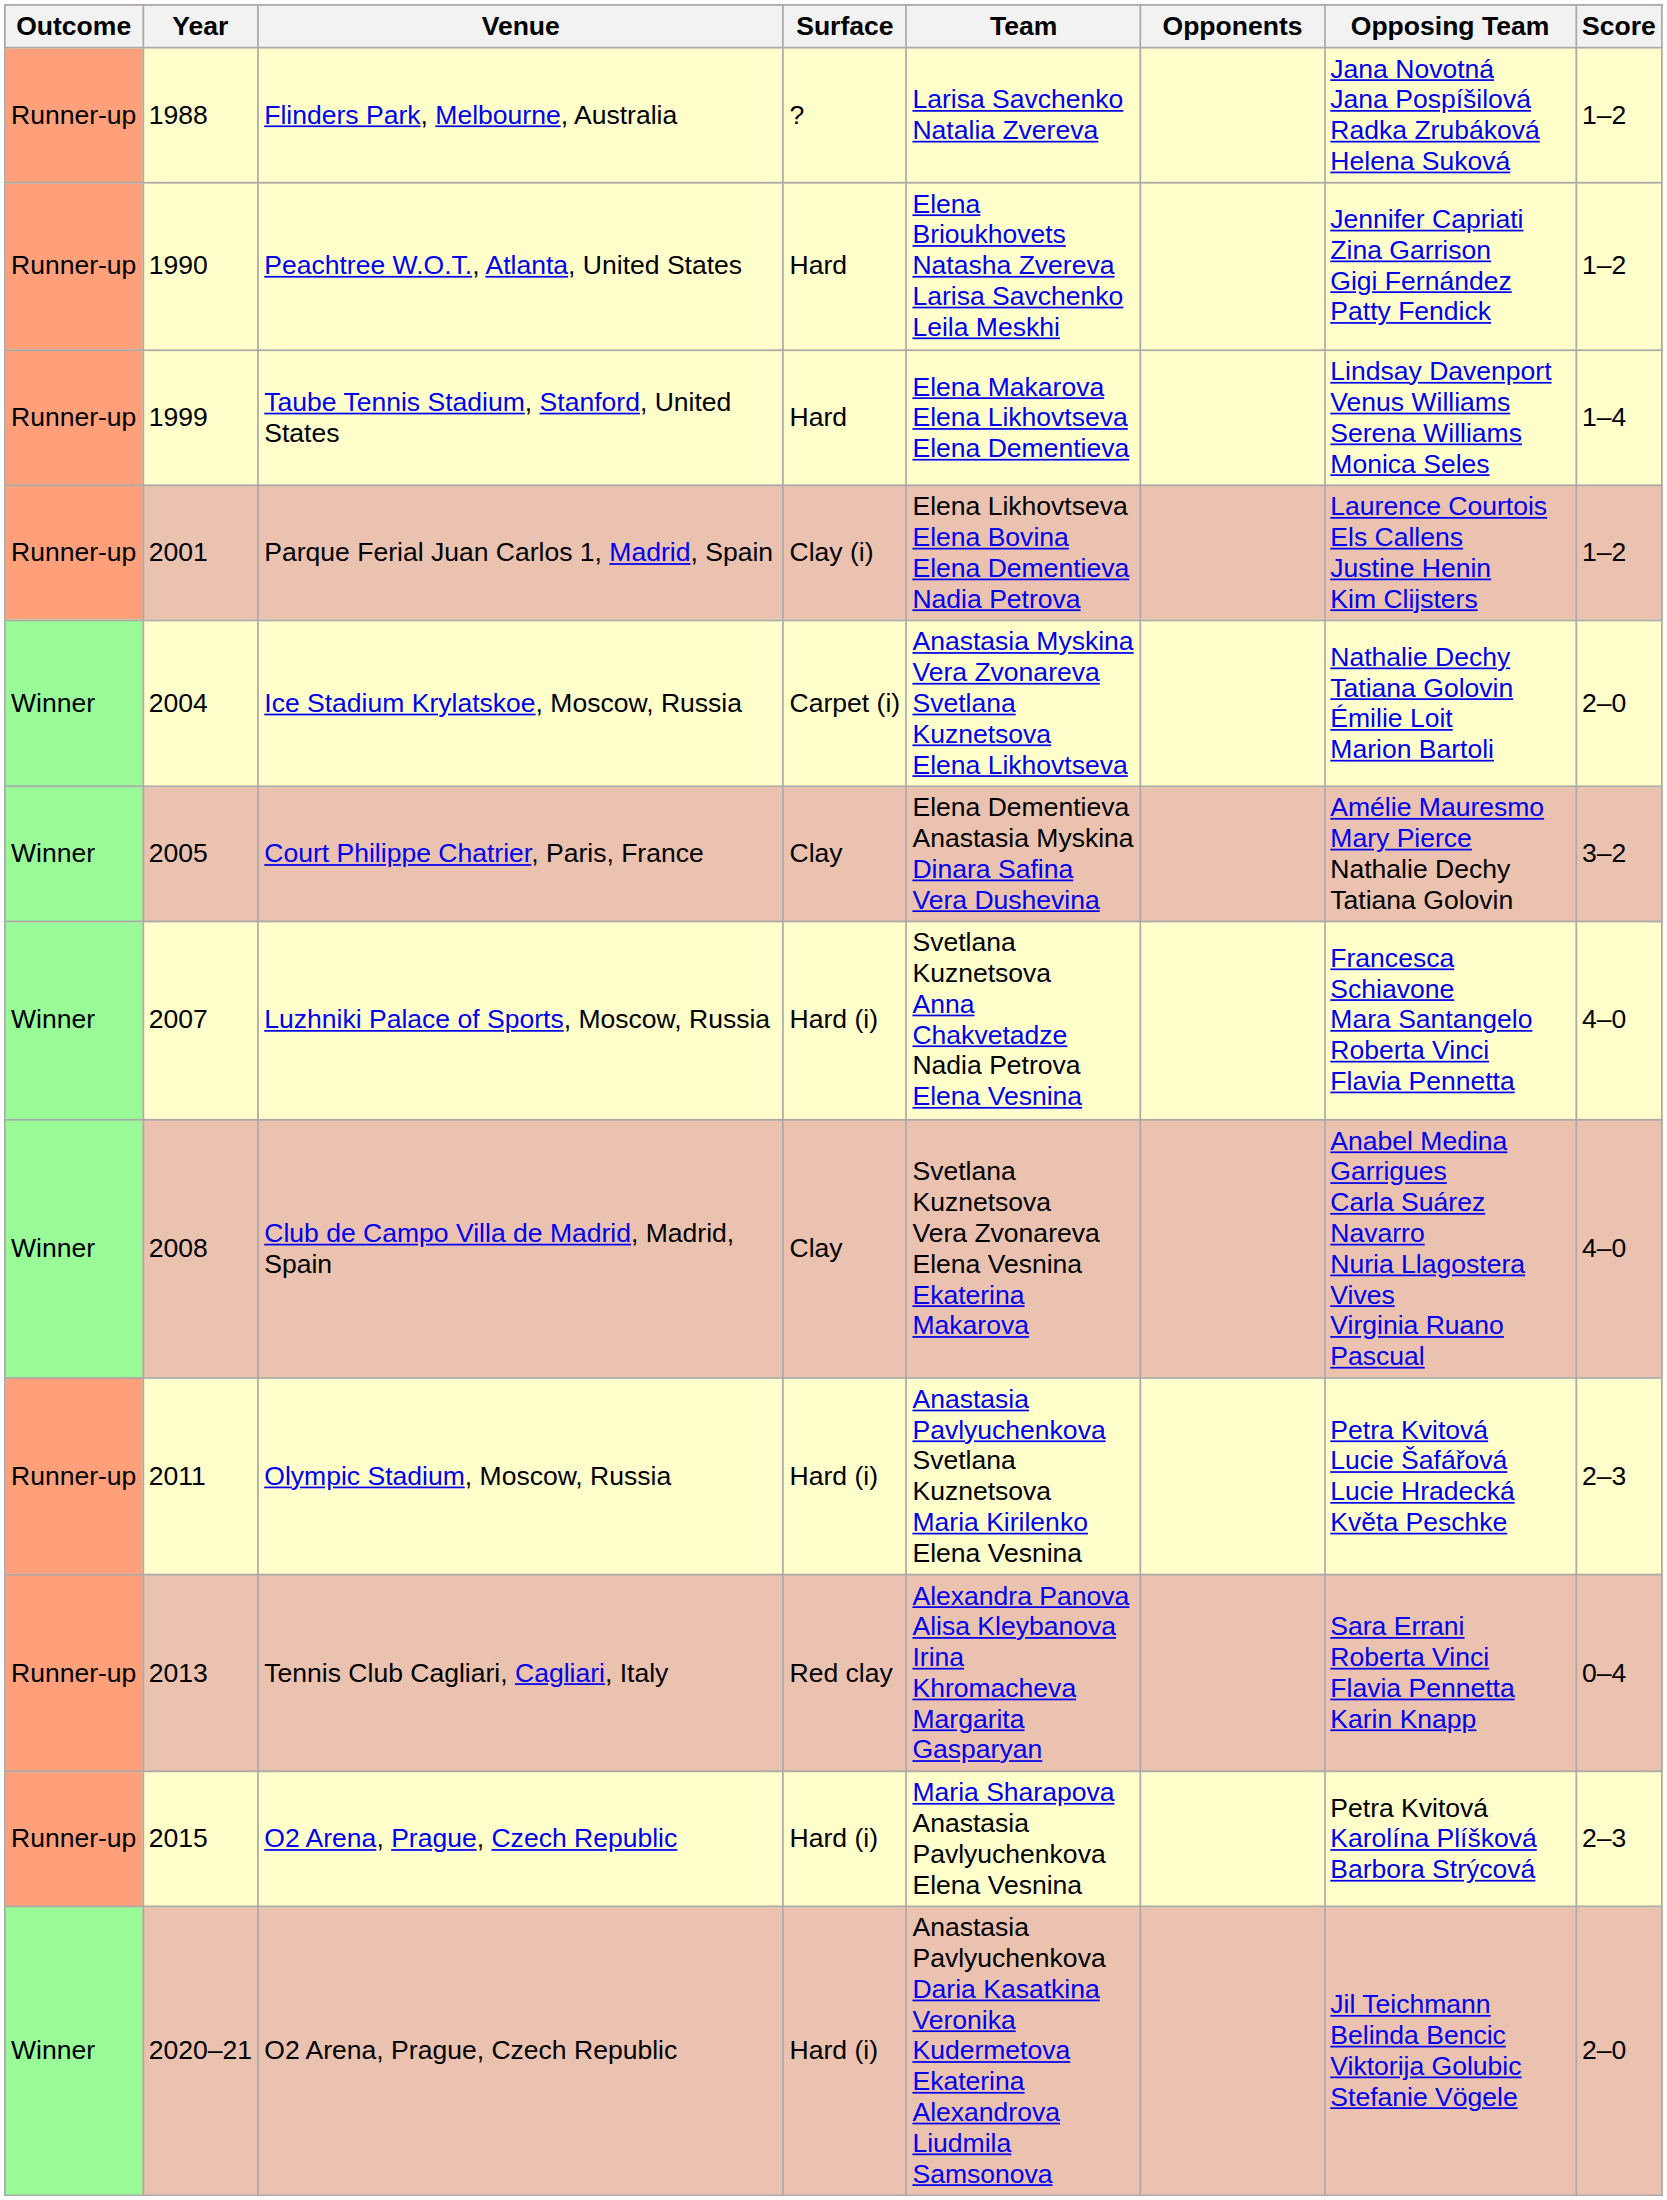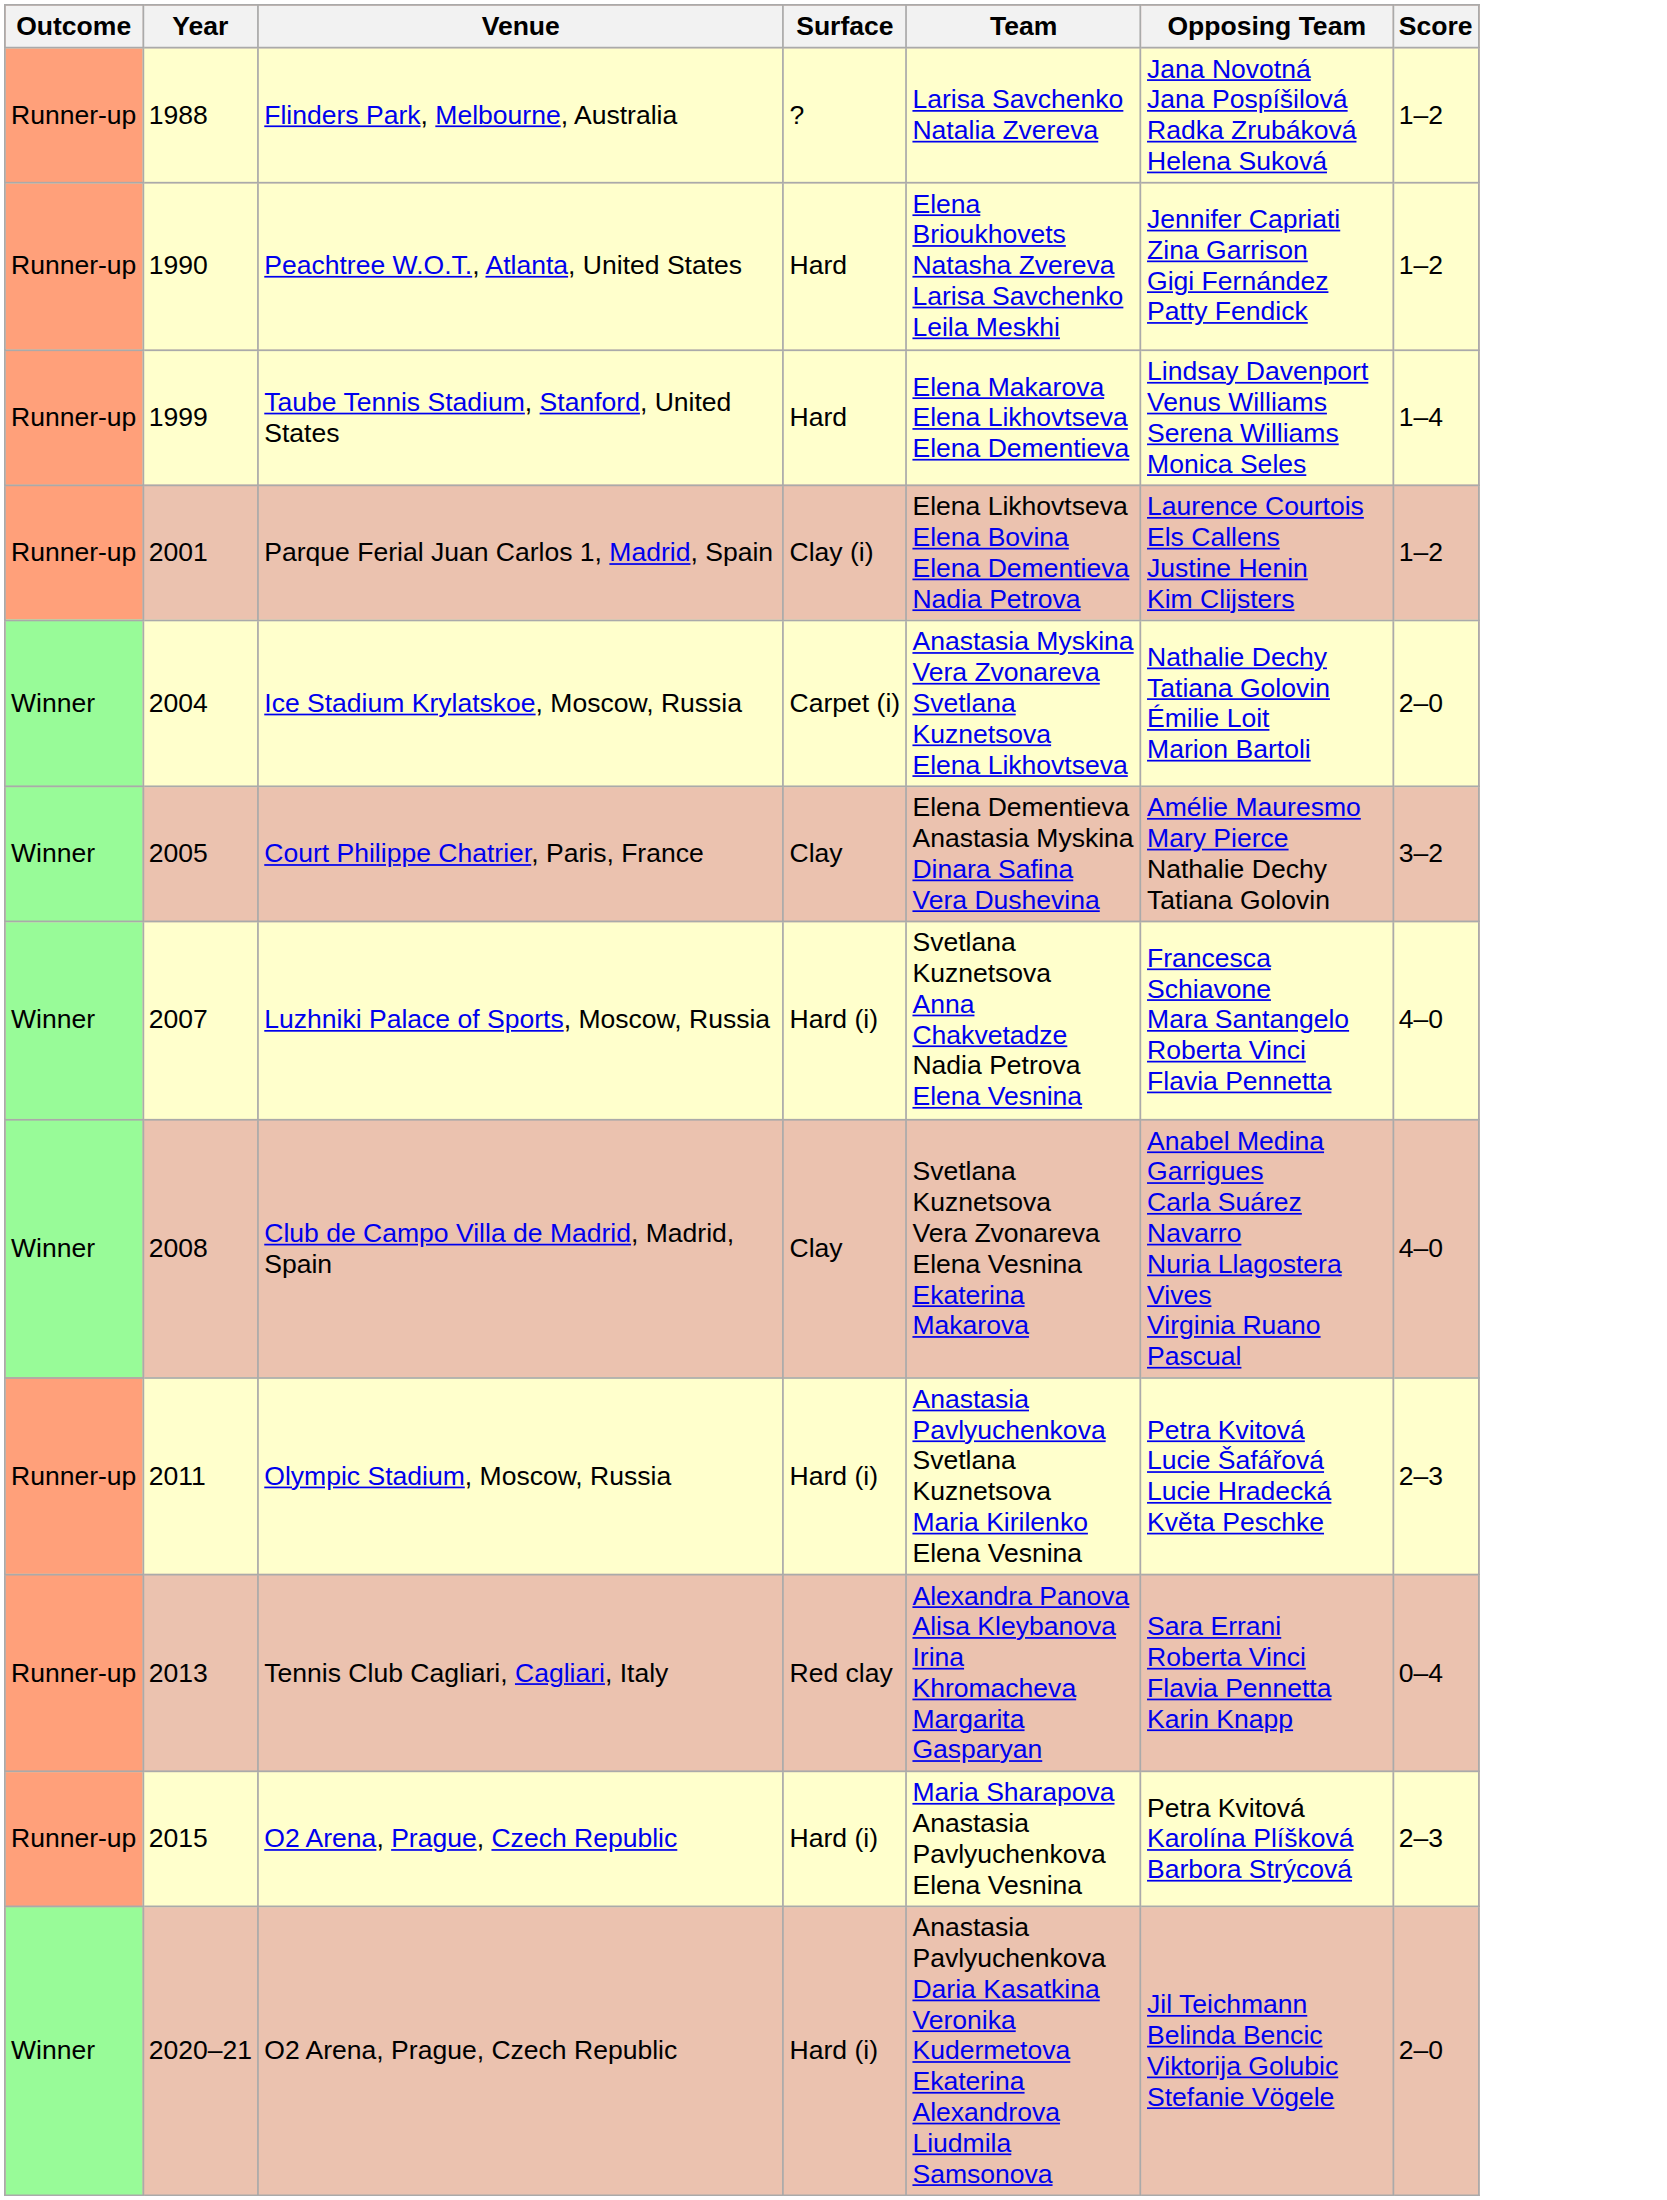- column: (1233, 25)
